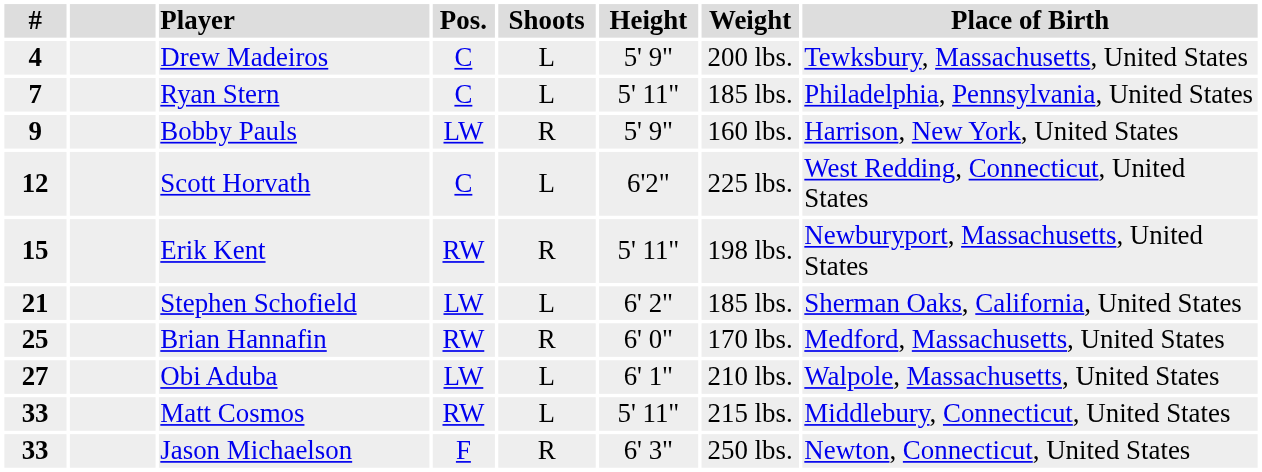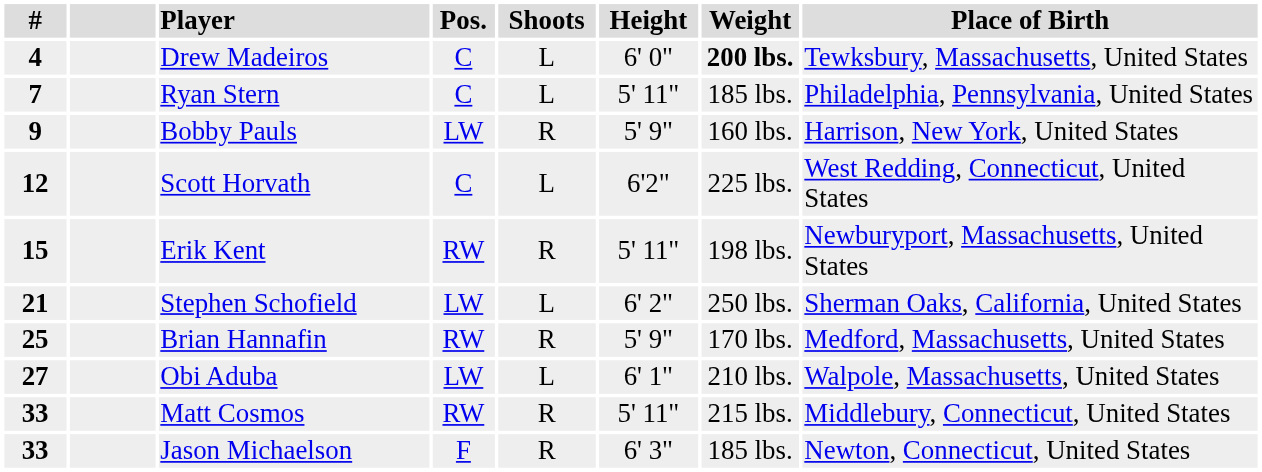(648, 57) 5' 9" -> (648, 57) 6' 0"
(750, 57) normal -> (750, 57) bold
(750, 302) 185 lbs. -> (750, 302) 250 lbs.
(648, 339) 6' 0" -> (648, 339) 5' 9"
(547, 413) L -> (547, 413) R
(750, 450) 250 lbs. -> (750, 450) 185 lbs.
